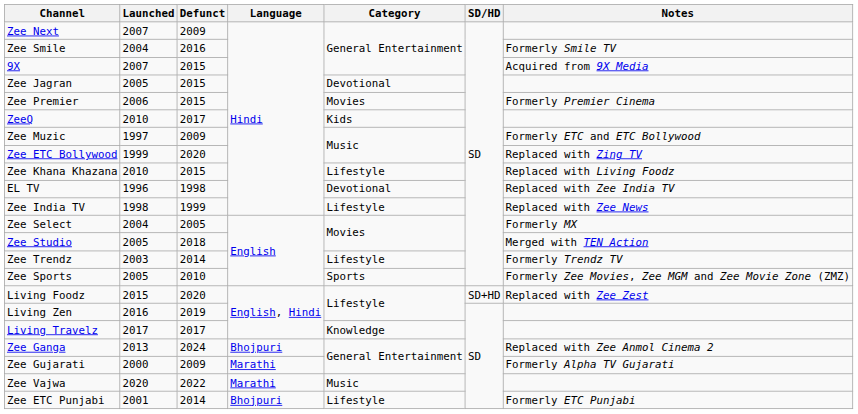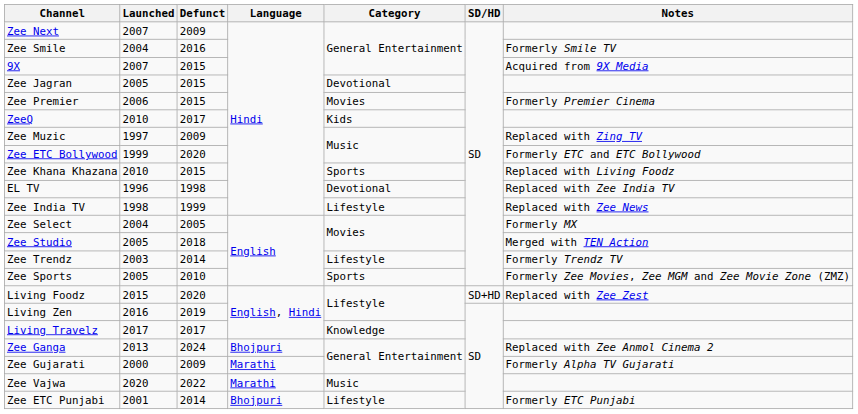(603, 136) Formerly ETC and ETC Bollywood -> (574, 136) Replaced with Zing TV
(574, 154) Replaced with Zing TV -> (603, 154) Formerly ETC and ETC Bollywood
(356, 171) Lifestyle -> (346, 171) Sports
